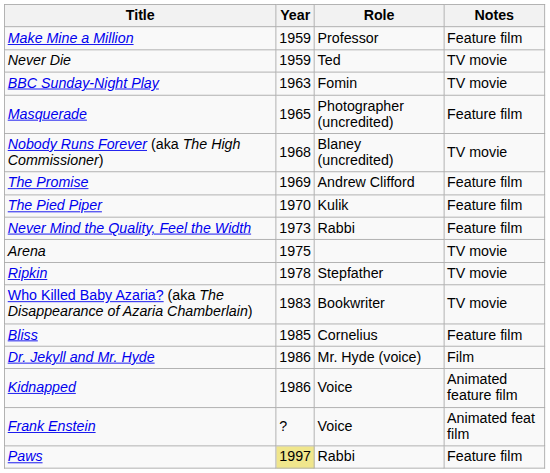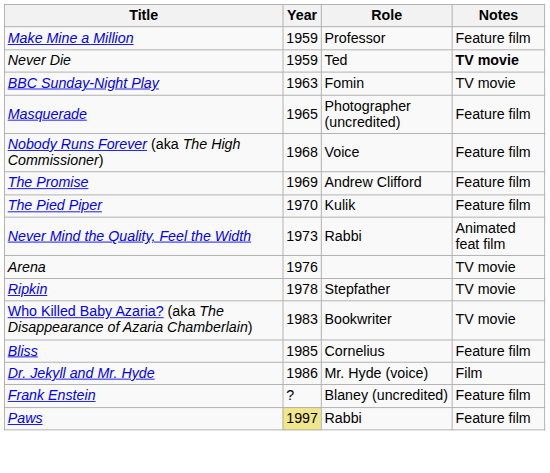(477, 60) normal -> (487, 60) bold
(356, 152) Blaney (uncredited) -> (342, 152) Voice
(477, 152) TV movie -> (493, 152) Feature film
(485, 228) Feature film -> (486, 236) Animated feat film
(295, 251) 1975 -> (302, 267) 1976
- row: (42, 388)
(335, 426) Voice -> (386, 396) Blaney (uncredited)
(491, 426) Animated feat film -> (493, 396) Feature film
